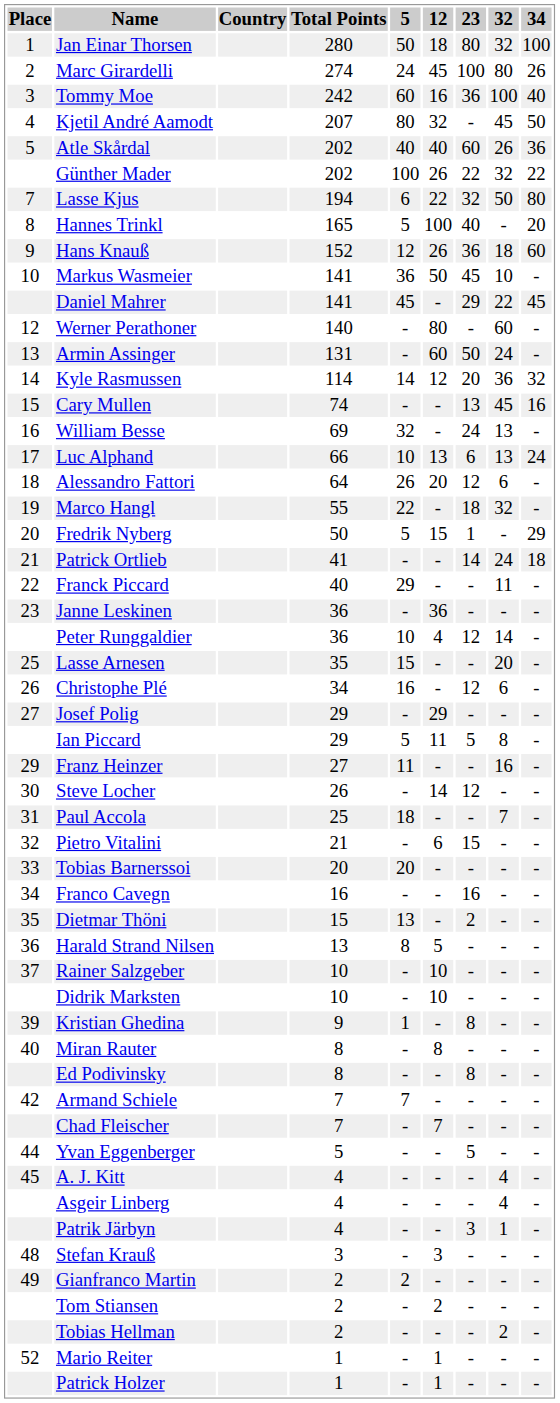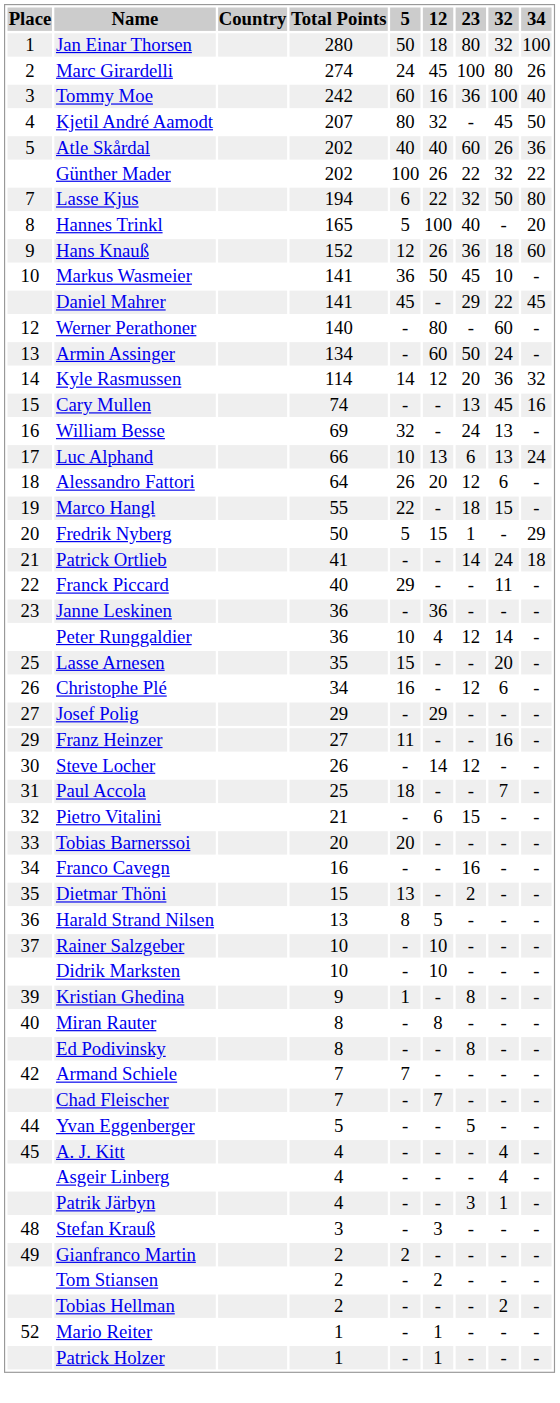(339, 353) 131 -> (339, 353) 134
(504, 508) 32 -> (504, 508) 15
- row: (98, 739)
